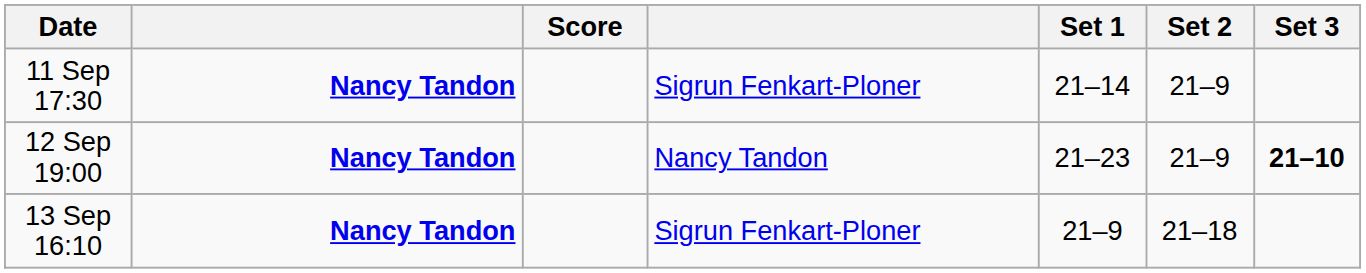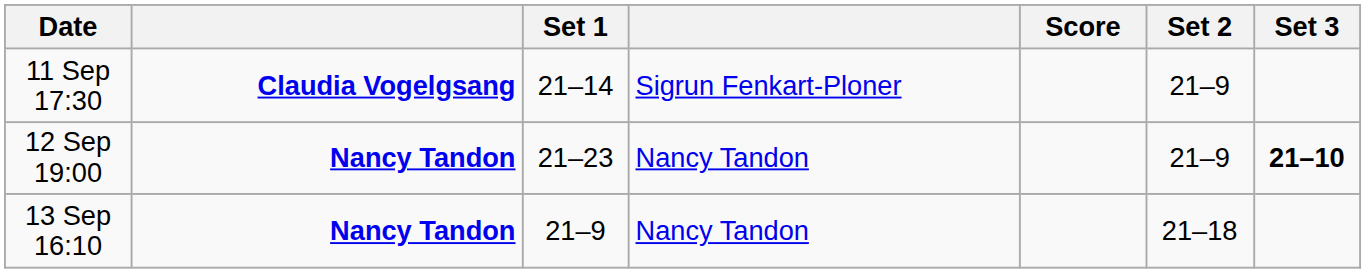columns swapped: (585, 27) <-> (1092, 27)
(423, 85) Nancy Tandon -> (387, 85) Claudia Vogelgsang
(787, 231) Sigrun Fenkart-Ploner -> (722, 231) Nancy Tandon
